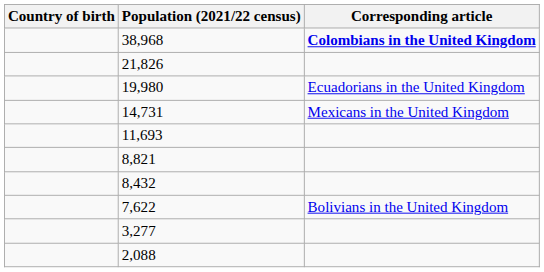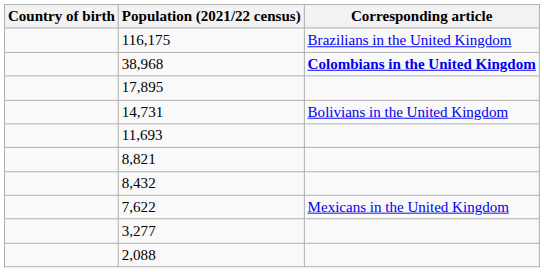+ row: (146, 40)
- row: (143, 64)
- row: (143, 87)
+ row: (143, 87)
(408, 111) Mexicans in the United Kingdom -> (408, 111) Bolivians in the United Kingdom
(408, 207) Bolivians in the United Kingdom -> (408, 207) Mexicans in the United Kingdom
